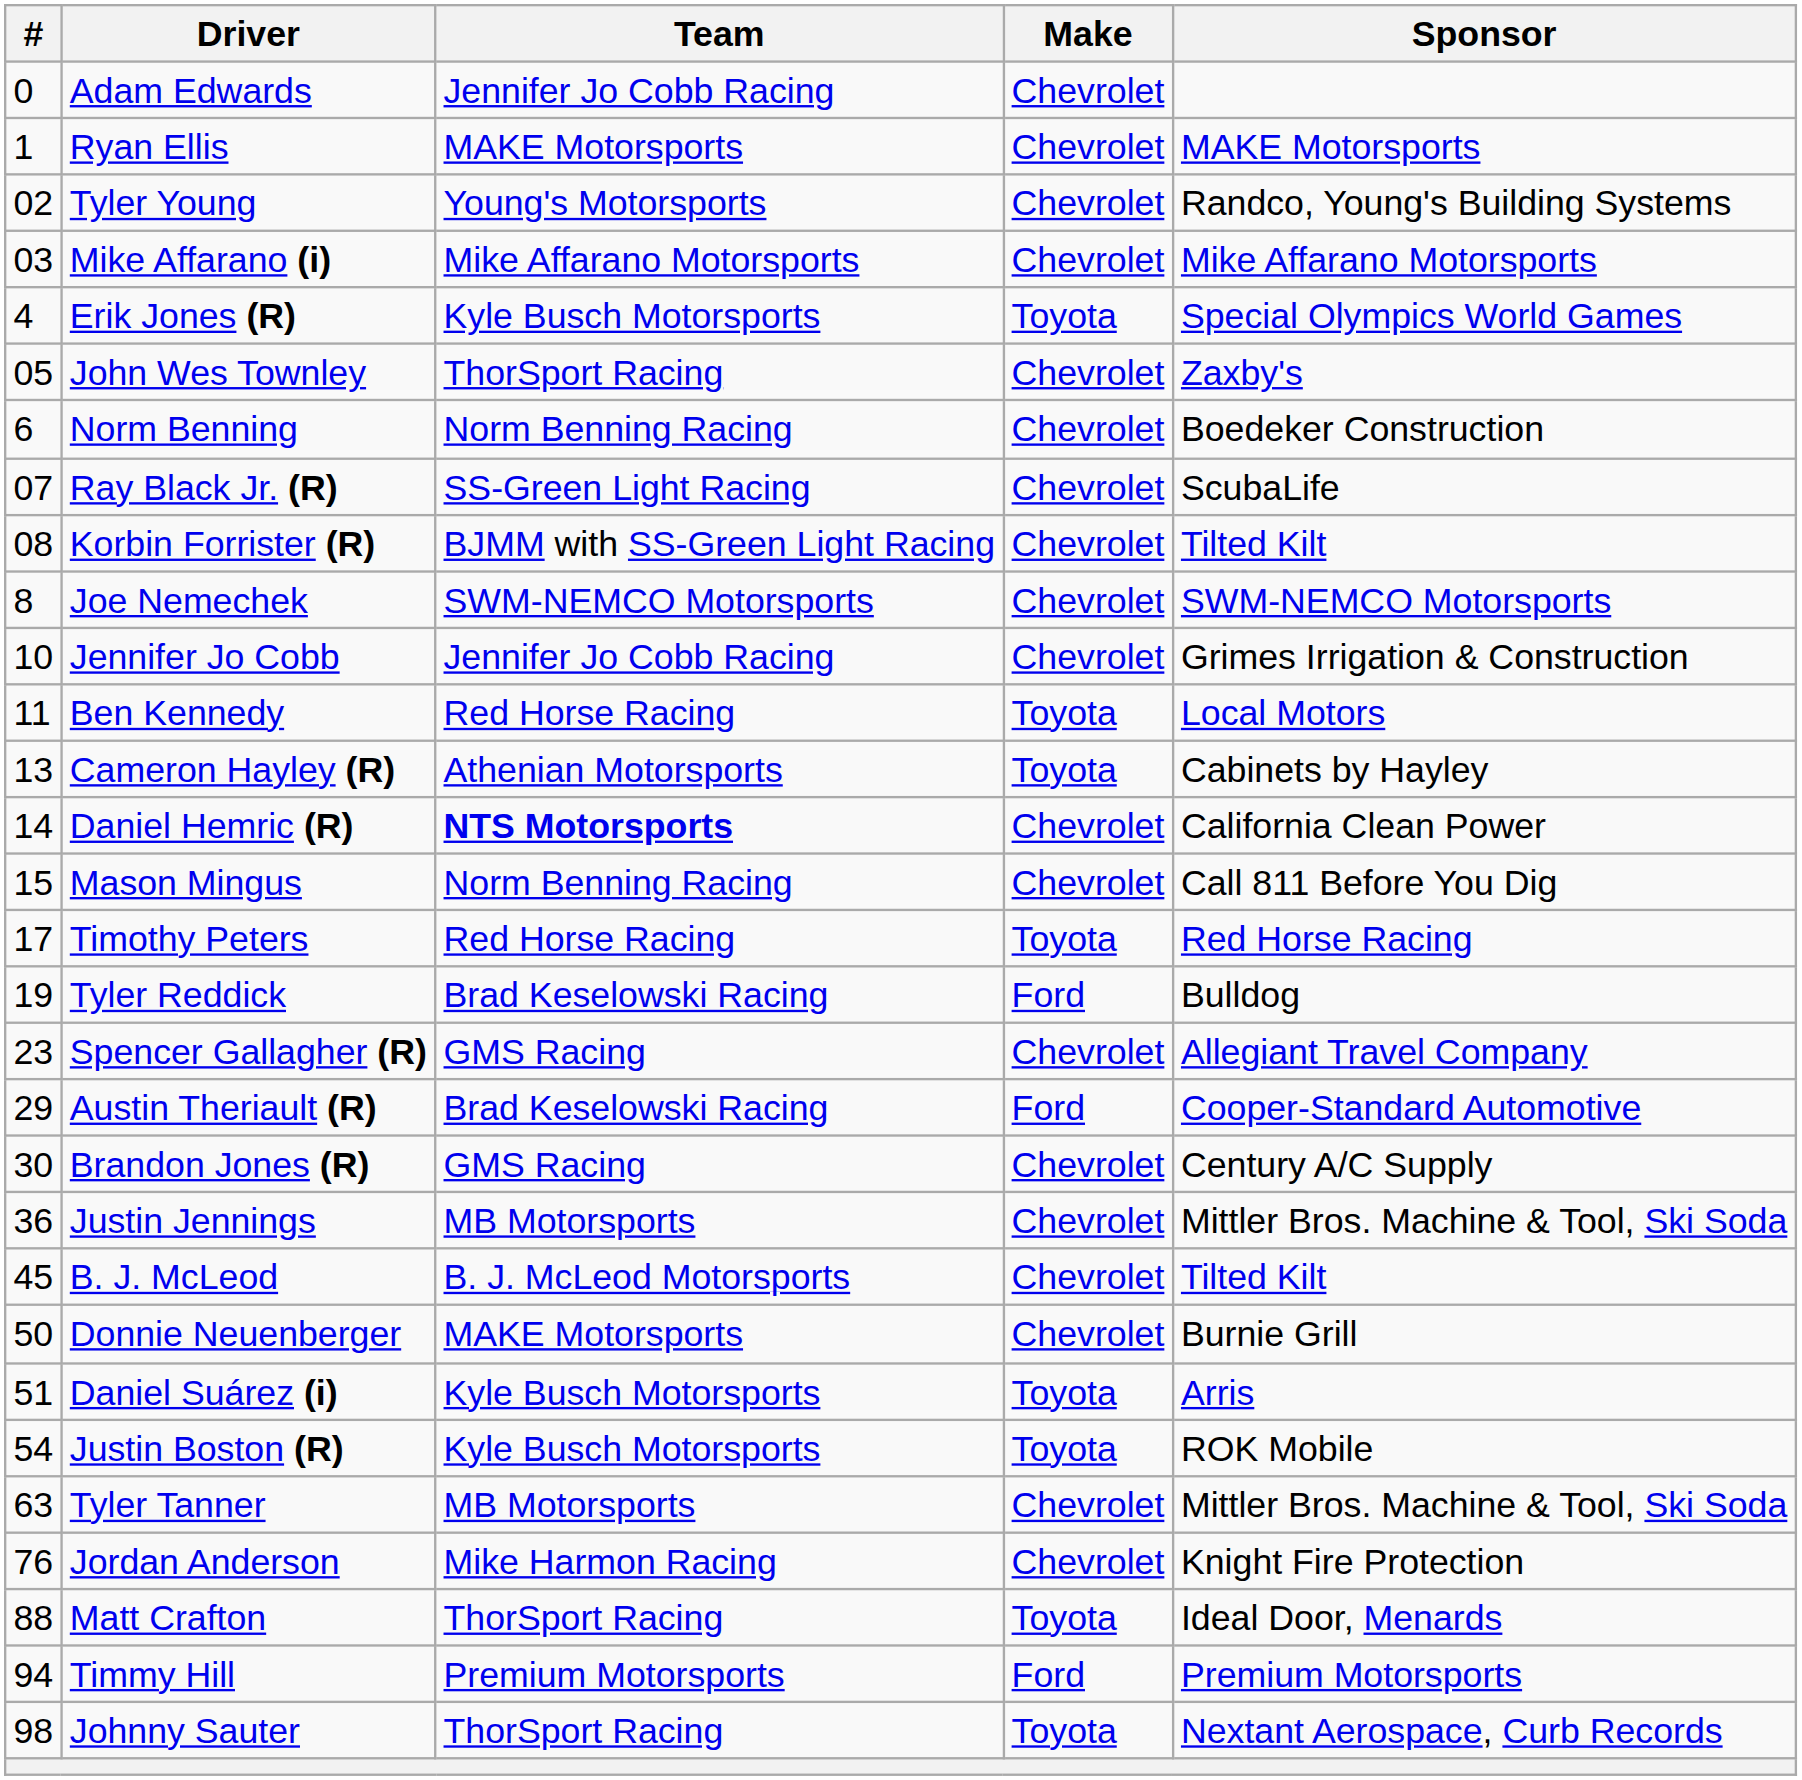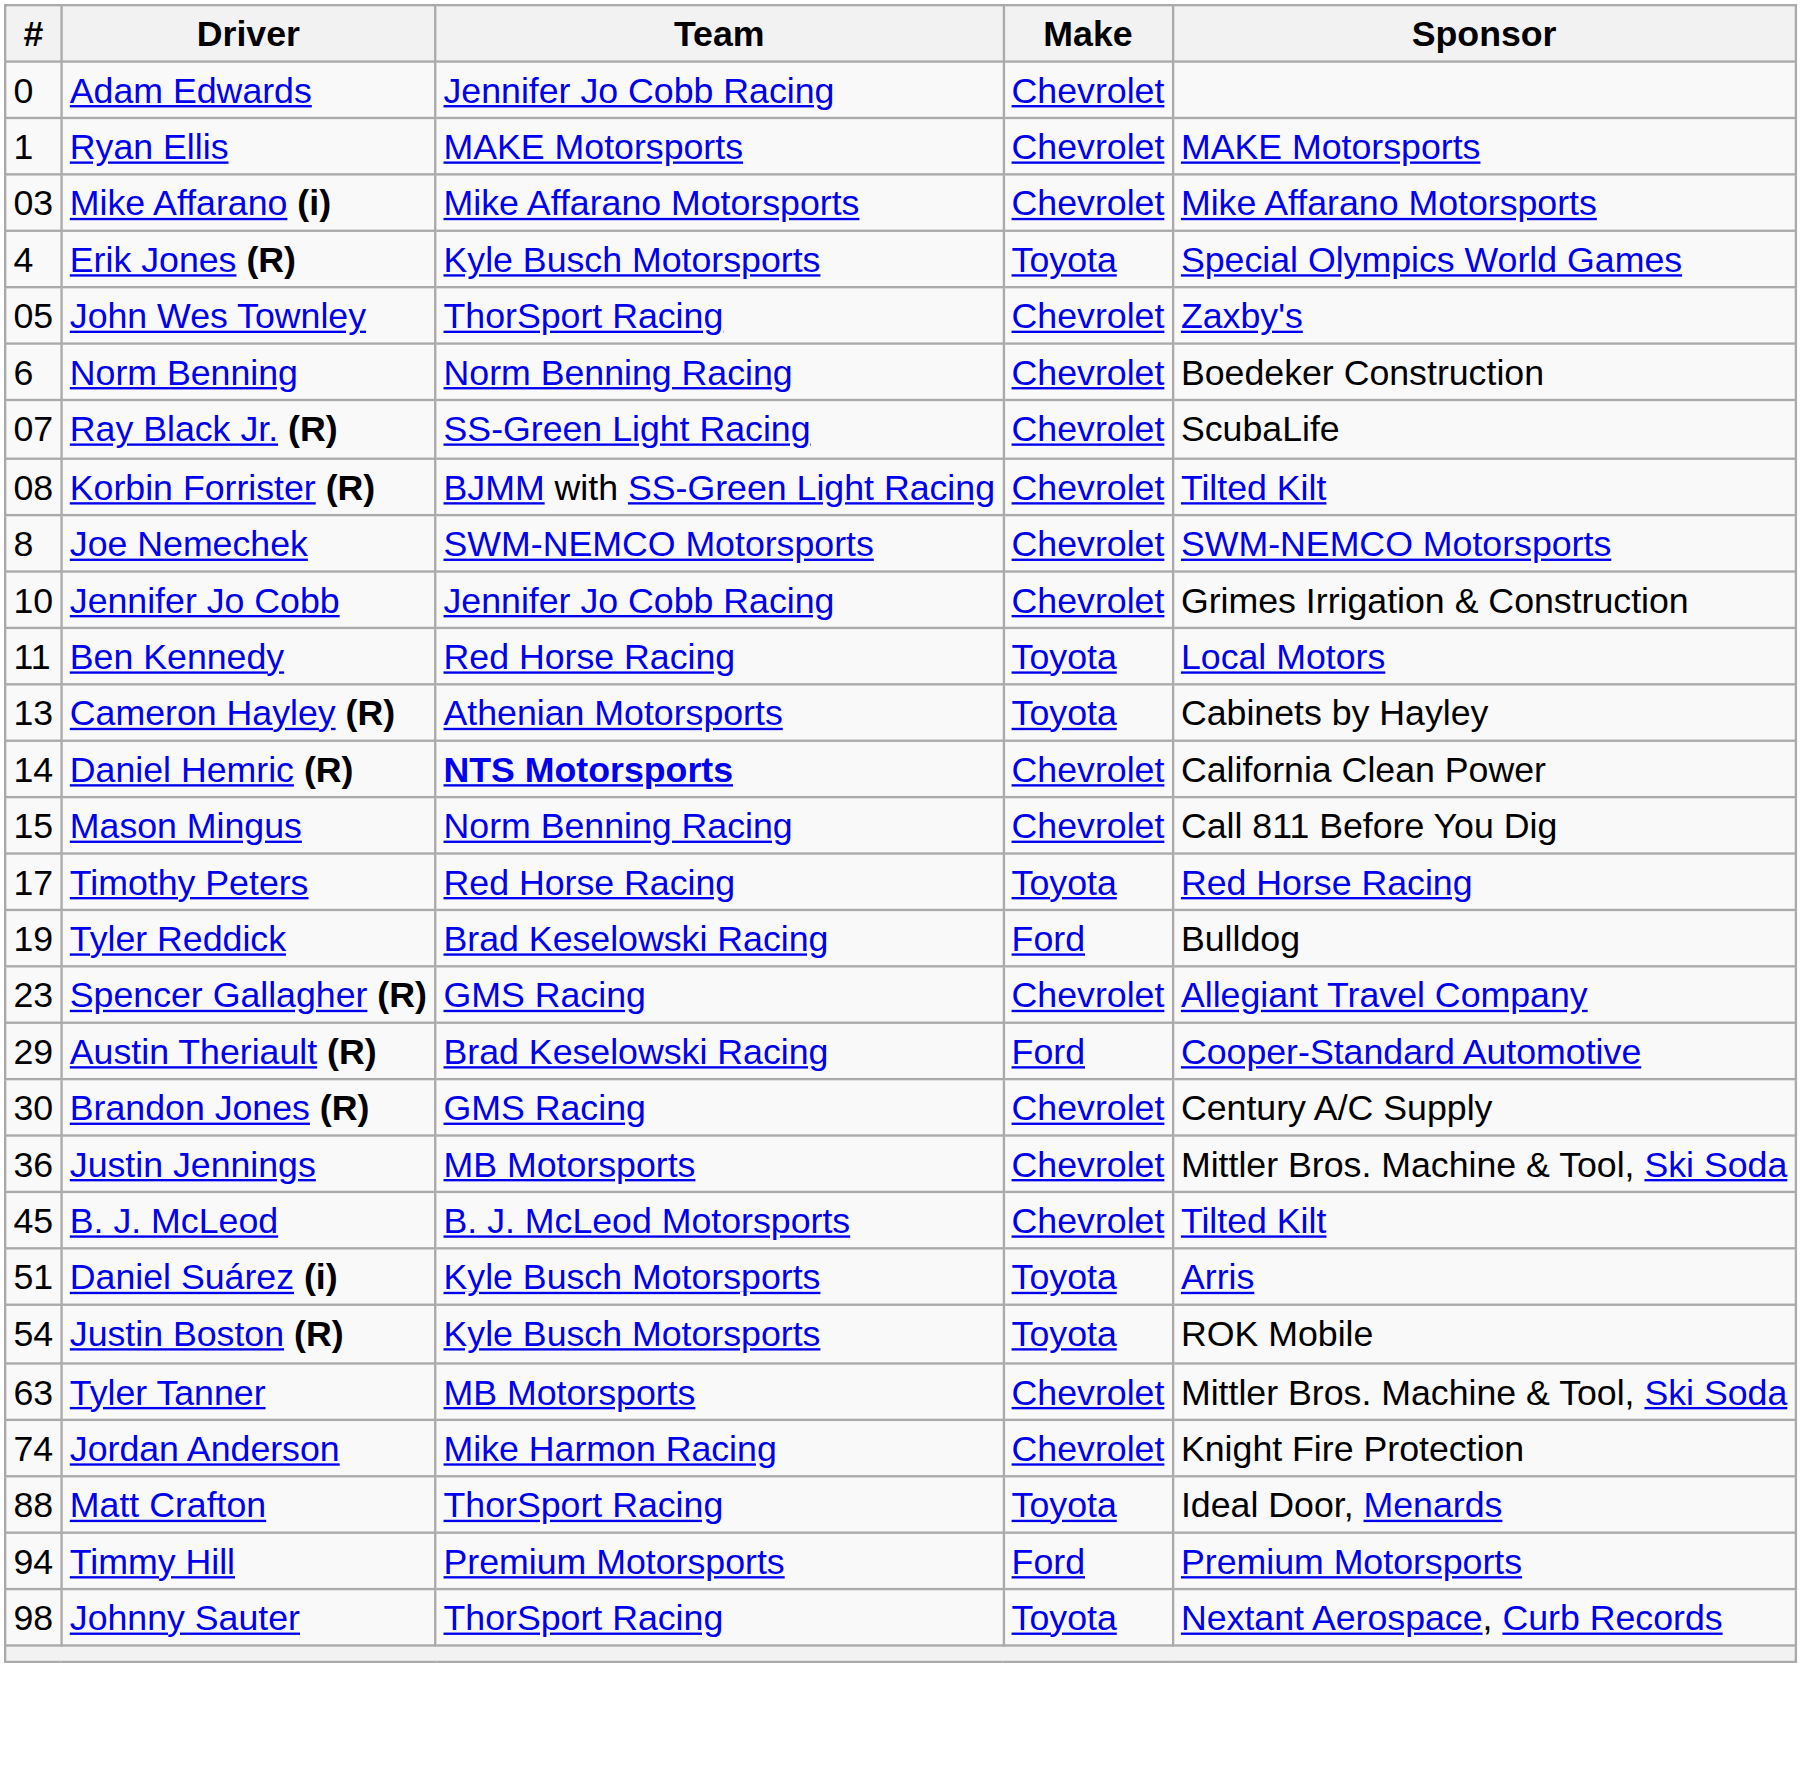- row: (163, 203)
- row: (235, 1334)
(33, 1560) 76 -> (33, 1447) 74
